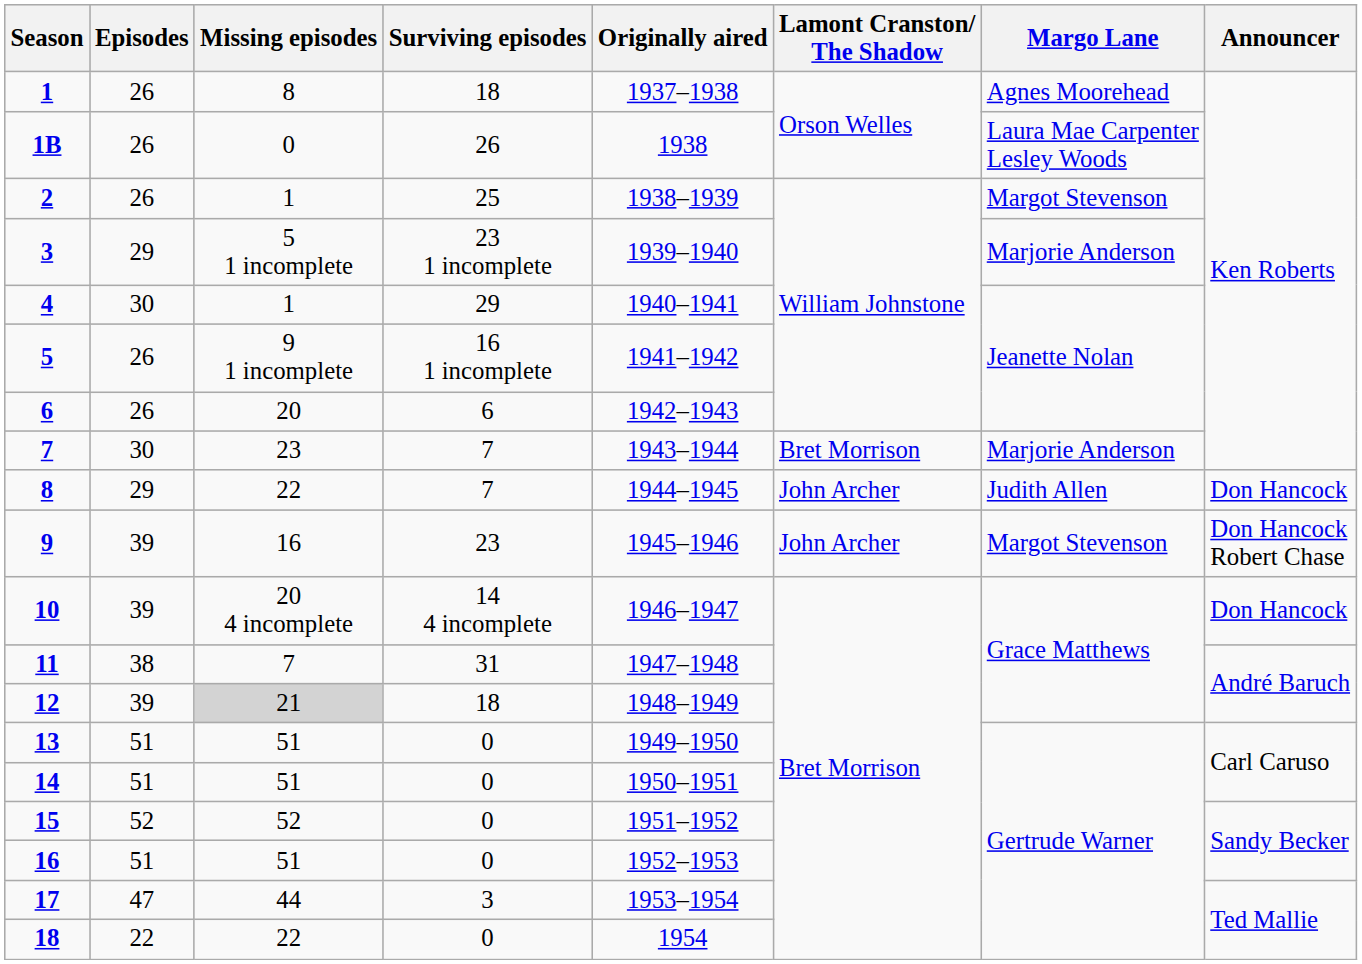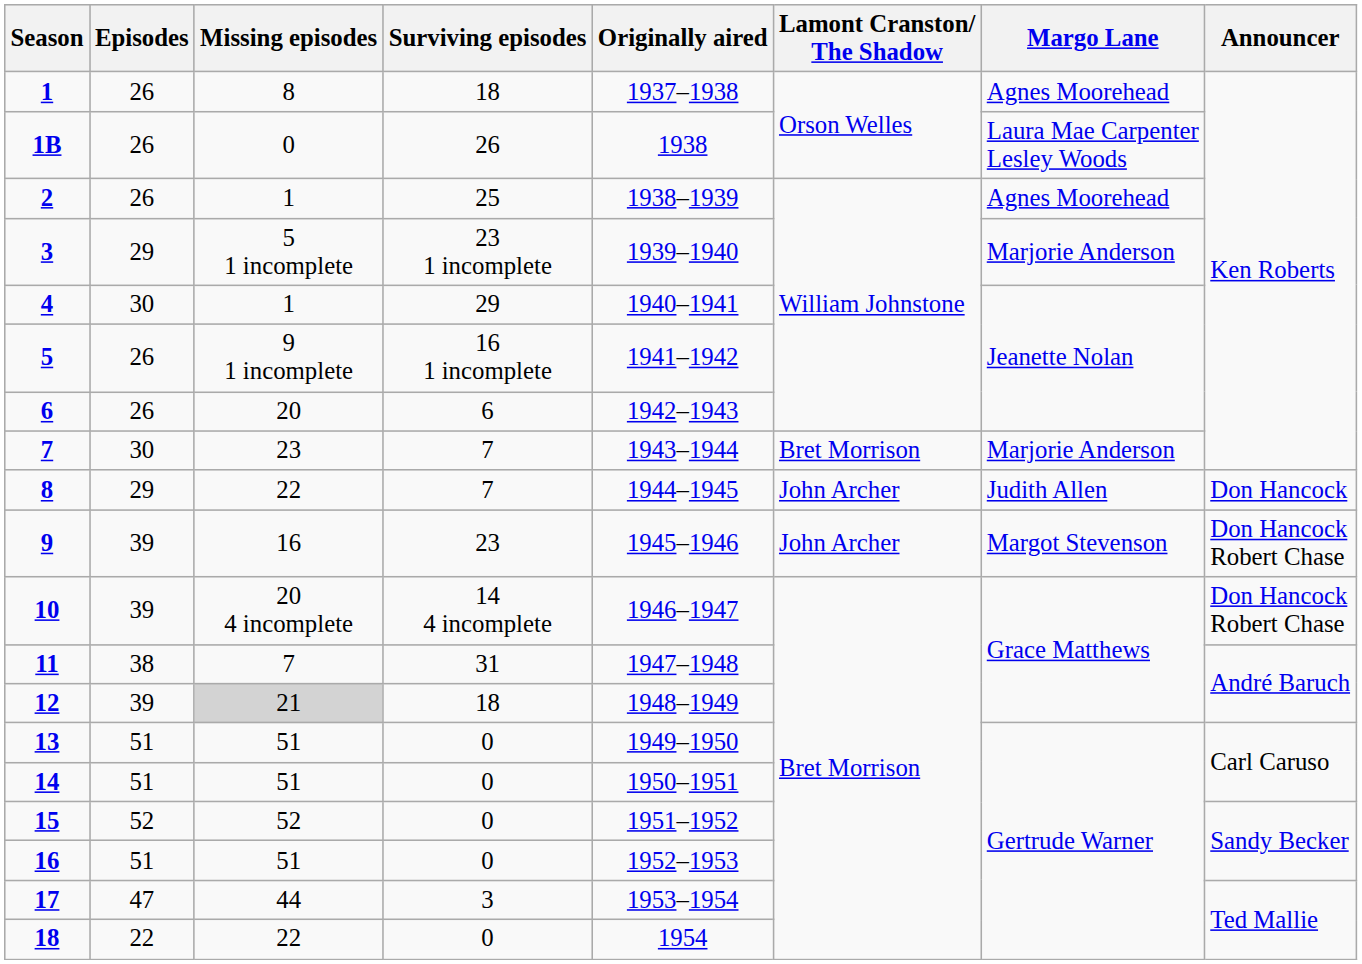(1077, 197) Margot Stevenson -> (1078, 197) Agnes Moorehead
(1279, 610) Don Hancock -> (1279, 610) Don Hancock Robert Chase
